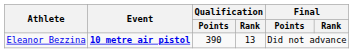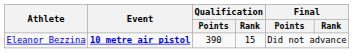(250, 40) 13 -> (250, 40) 15
